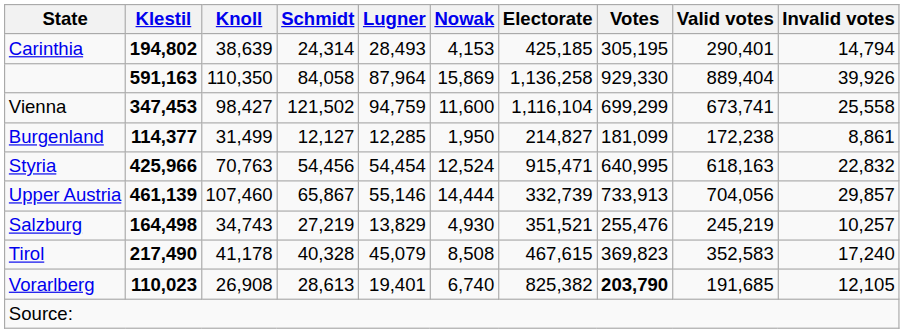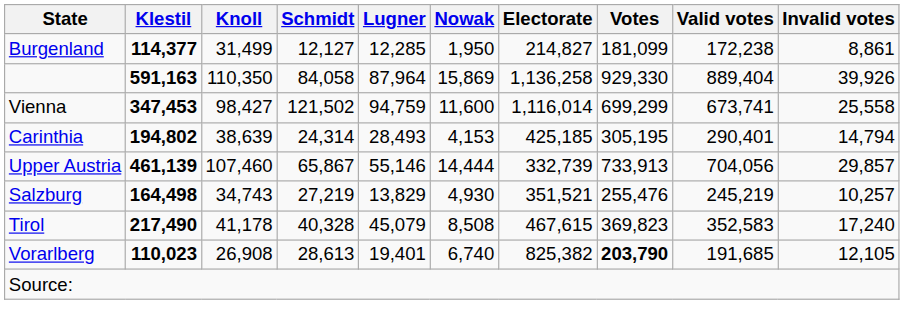rows swapped: (56, 136) <-> (46, 48)
(552, 107) 1,116,104 -> (552, 107) 1,116,014
- row: (33, 166)
